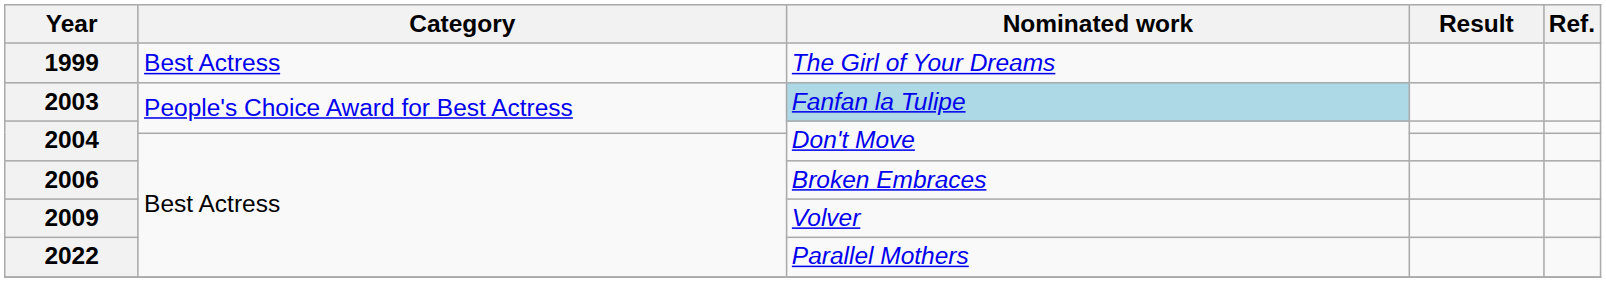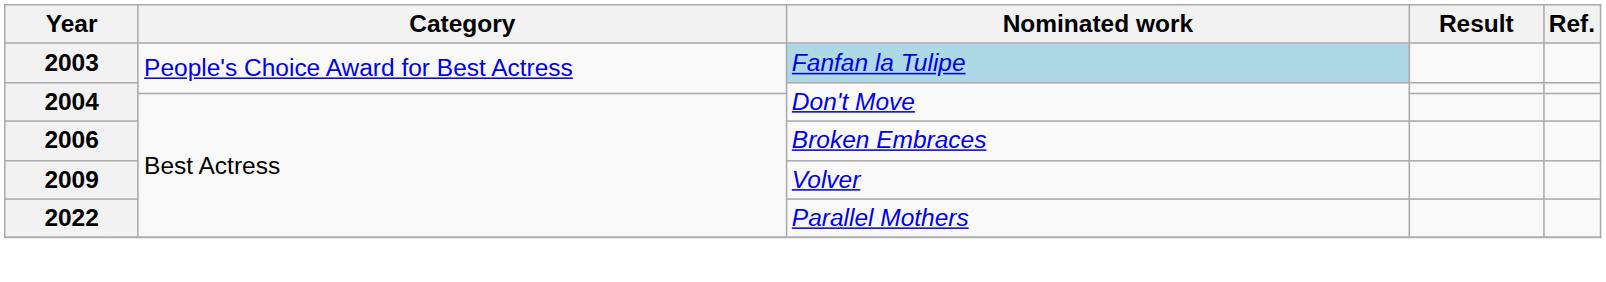- row: (72, 62)
